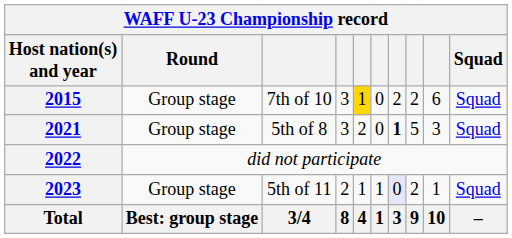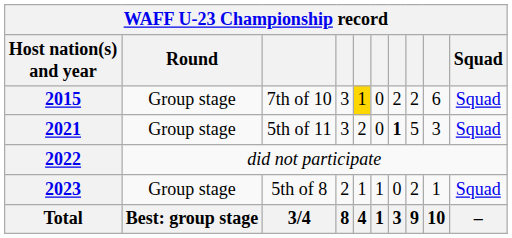(299, 130) 5th of 8 -> (299, 130) 5th of 11
(299, 189) 5th of 11 -> (299, 189) 5th of 8
(397, 189) lavender background -> (397, 189) no background
